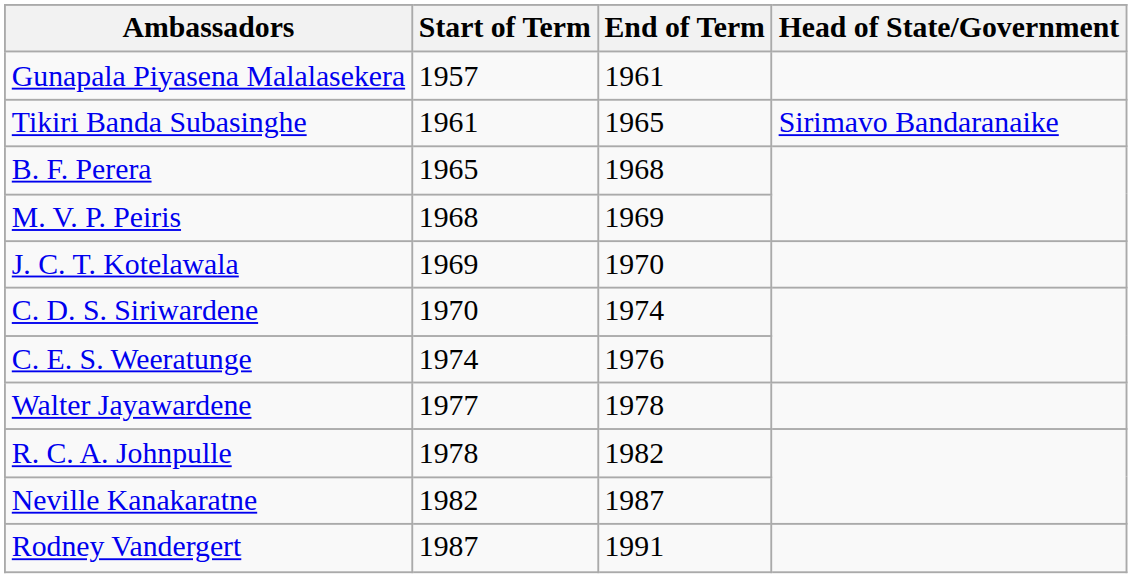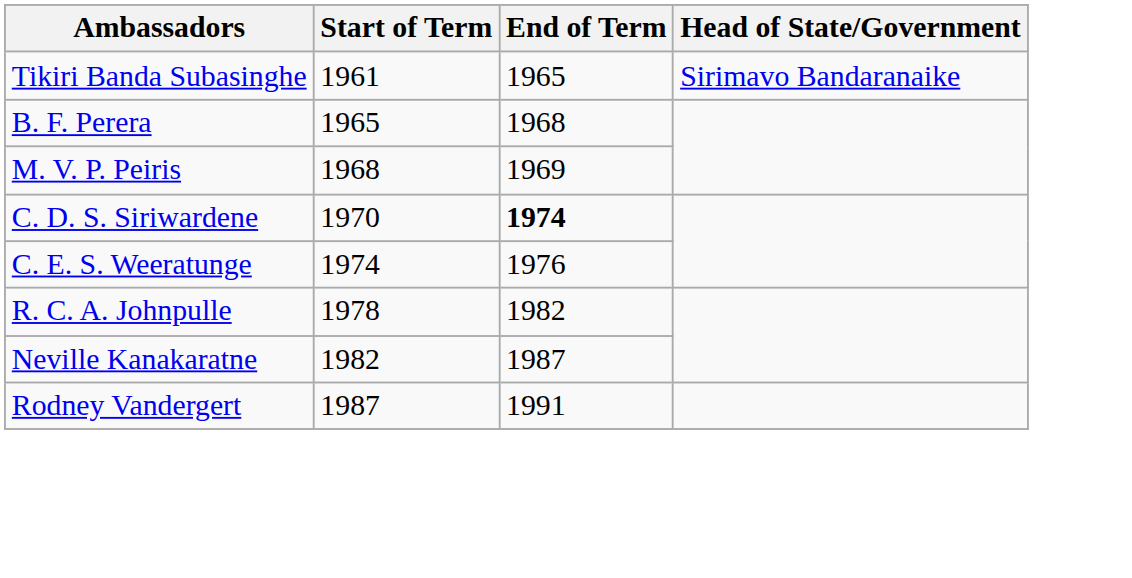- row: (208, 75)
- row: (125, 264)
(634, 311) normal -> (536, 216) bold
- row: (132, 405)
